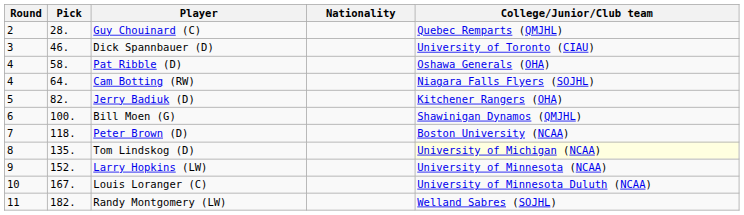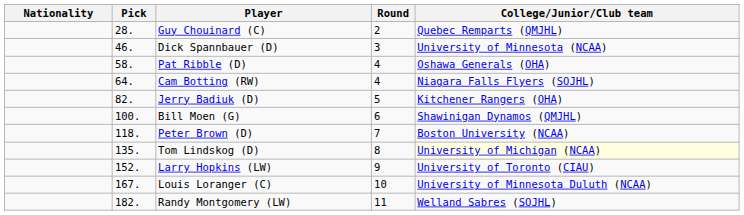columns swapped: (26, 13) <-> (361, 13)
(506, 47) University of Toronto (CIAU) -> (512, 47) University of Minnesota (NCAA)
(512, 167) University of Minnesota (NCAA) -> (506, 167) University of Toronto (CIAU)
